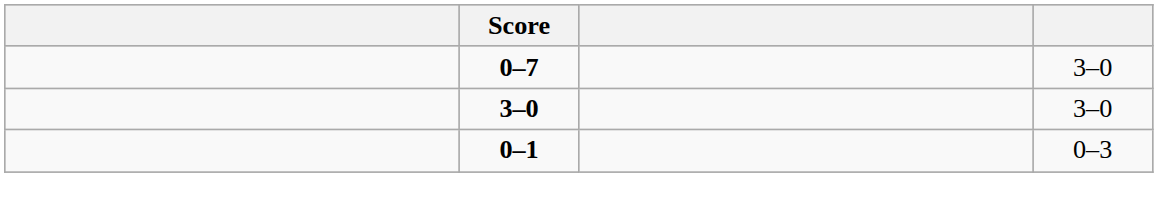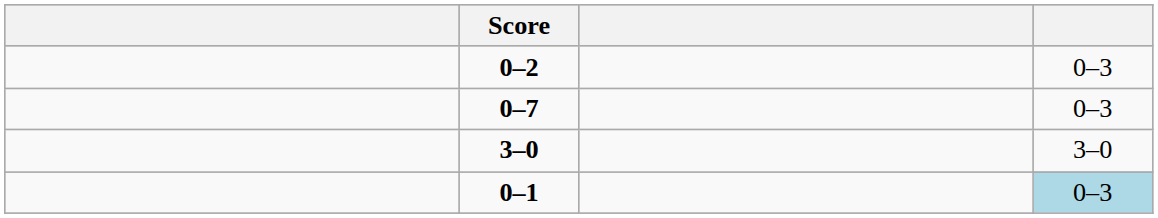+ row: (519, 66)
(1093, 66) 3–0 -> (1093, 108) 0–3
(1093, 150) no background -> (1093, 191) lightblue background
